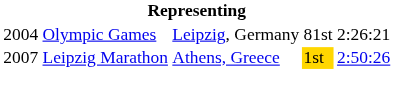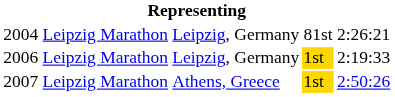(99, 34) Olympic Games -> (105, 34) Leipzig Marathon
+ row: (21, 57)
